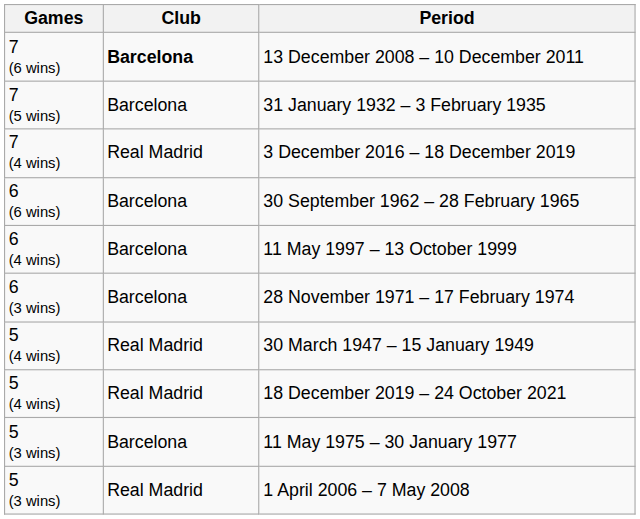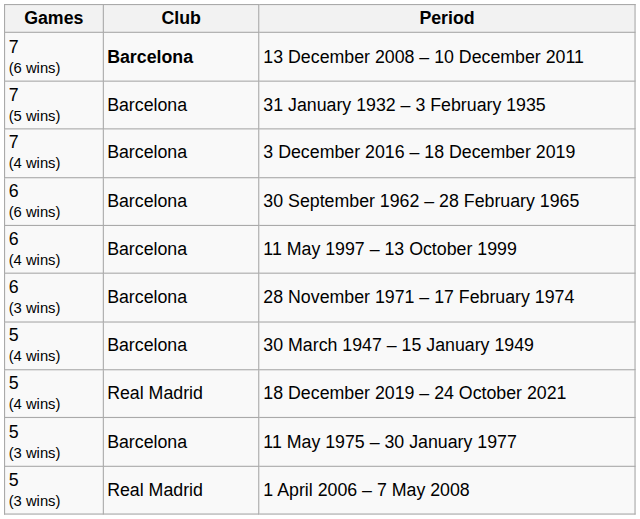(155, 153) Real Madrid -> (147, 153) Barcelona
(155, 345) Real Madrid -> (147, 345) Barcelona
